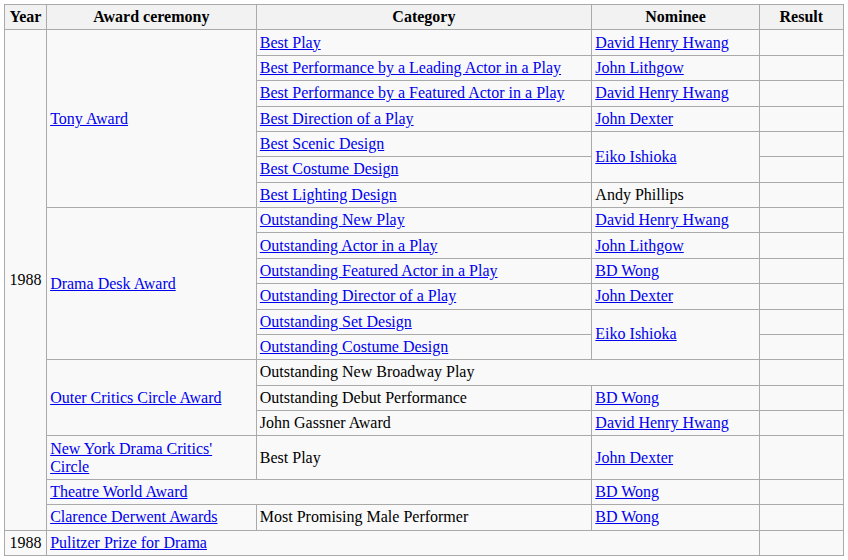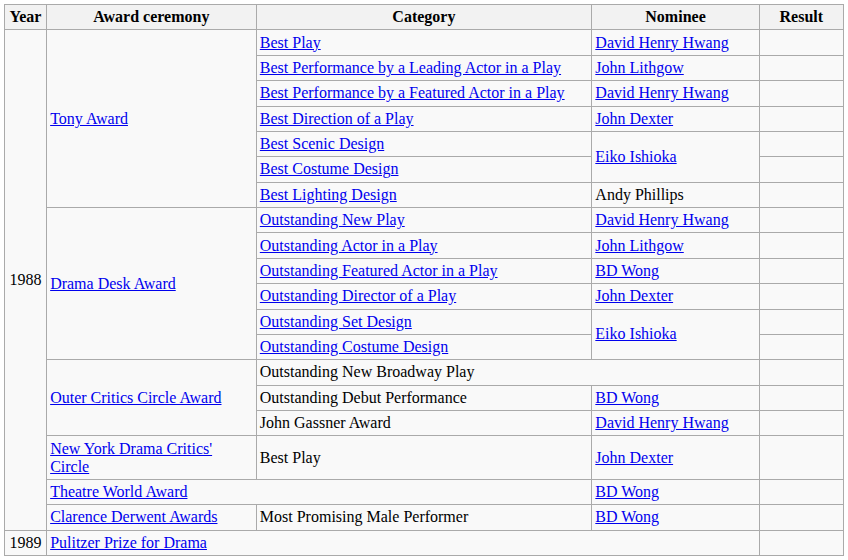(25, 542) 1988 -> (25, 542) 1989
